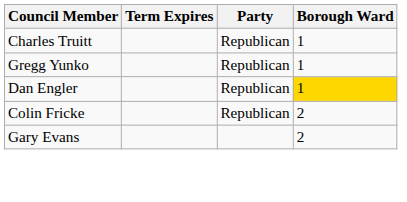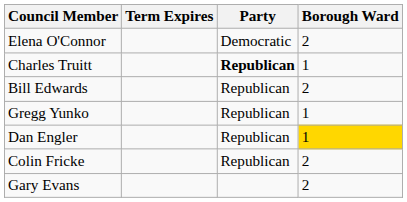+ row: (57, 40)
(255, 40) normal -> (258, 64) bold
+ row: (48, 88)
